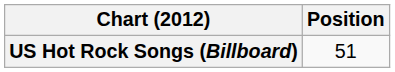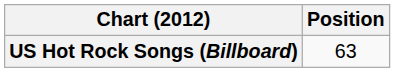(346, 51) 51 -> (346, 51) 63
